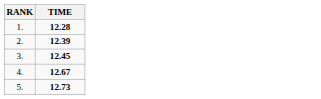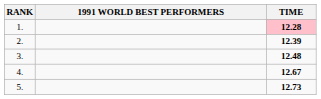+ column: (151, 12)
(60, 27) no background -> (291, 27) pink background
(60, 57) 12.45 -> (291, 57) 12.48
